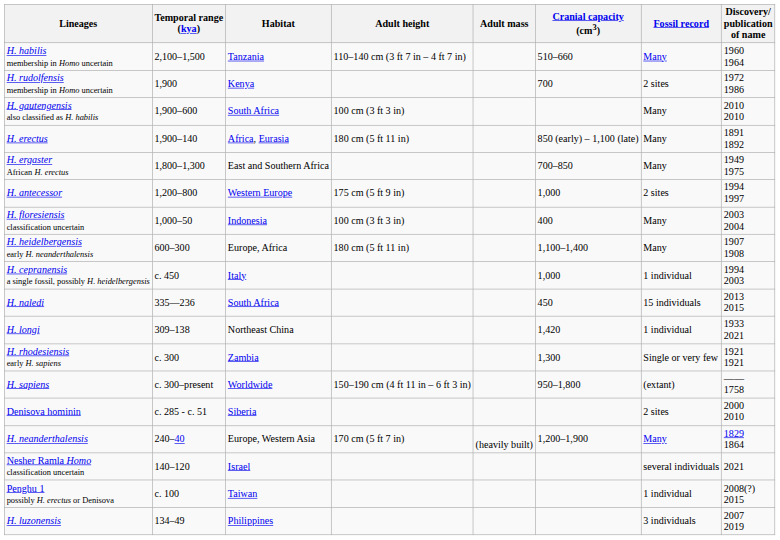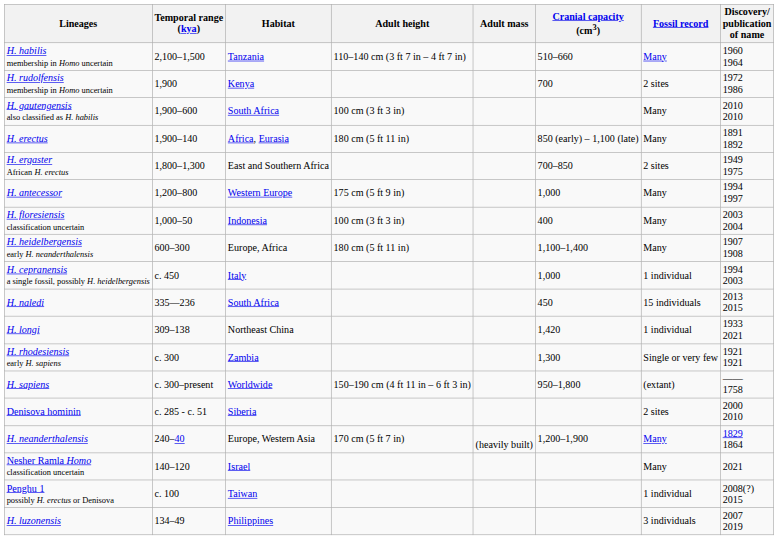(655, 166) Many -> (656, 166) 2 sites
(656, 193) 2 sites -> (655, 193) Many
(681, 466) several individuals -> (655, 466) Many
